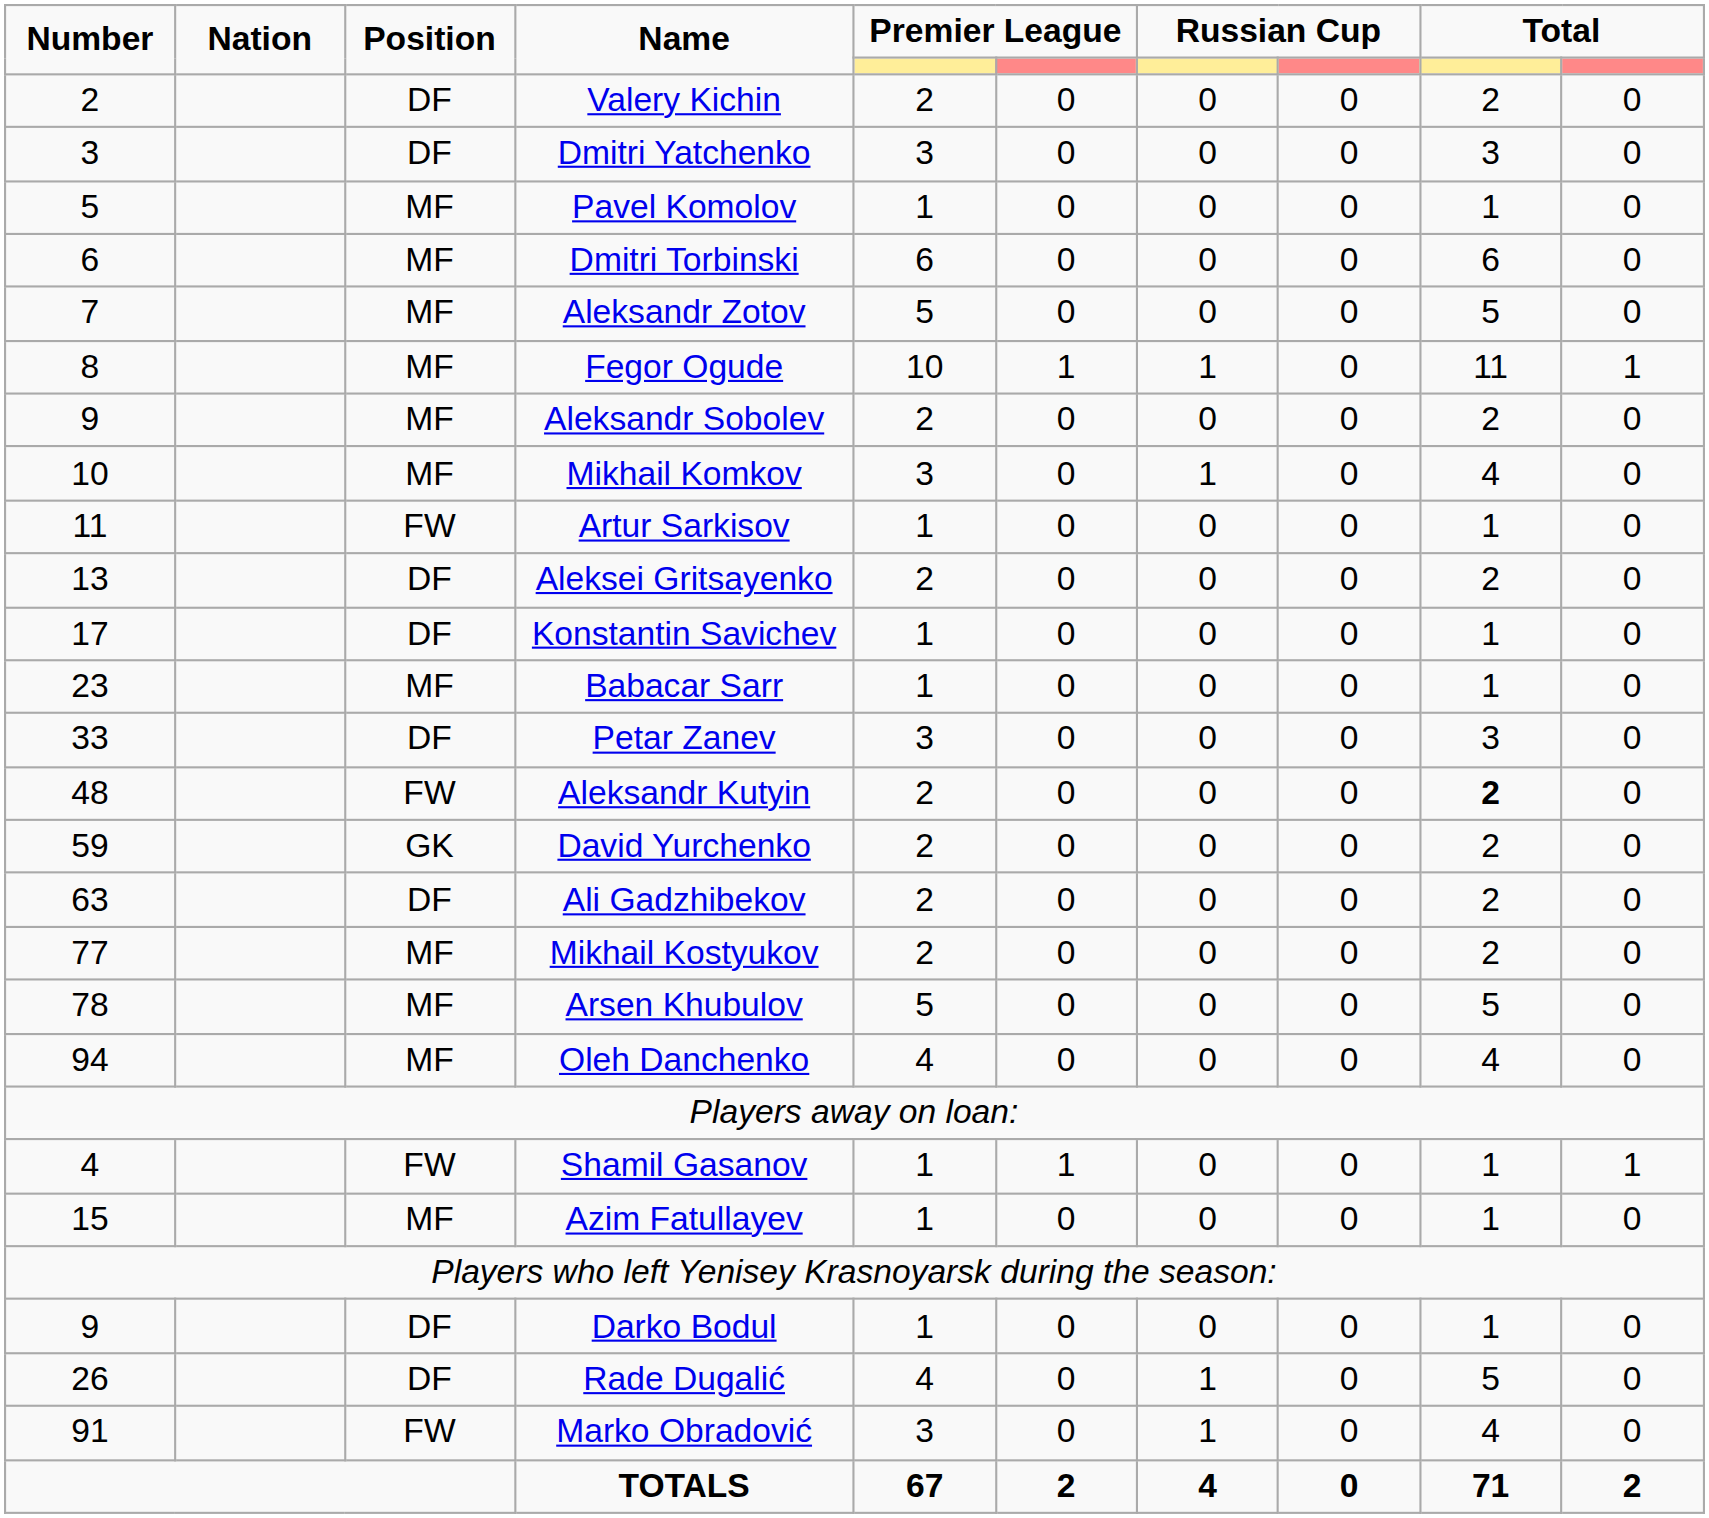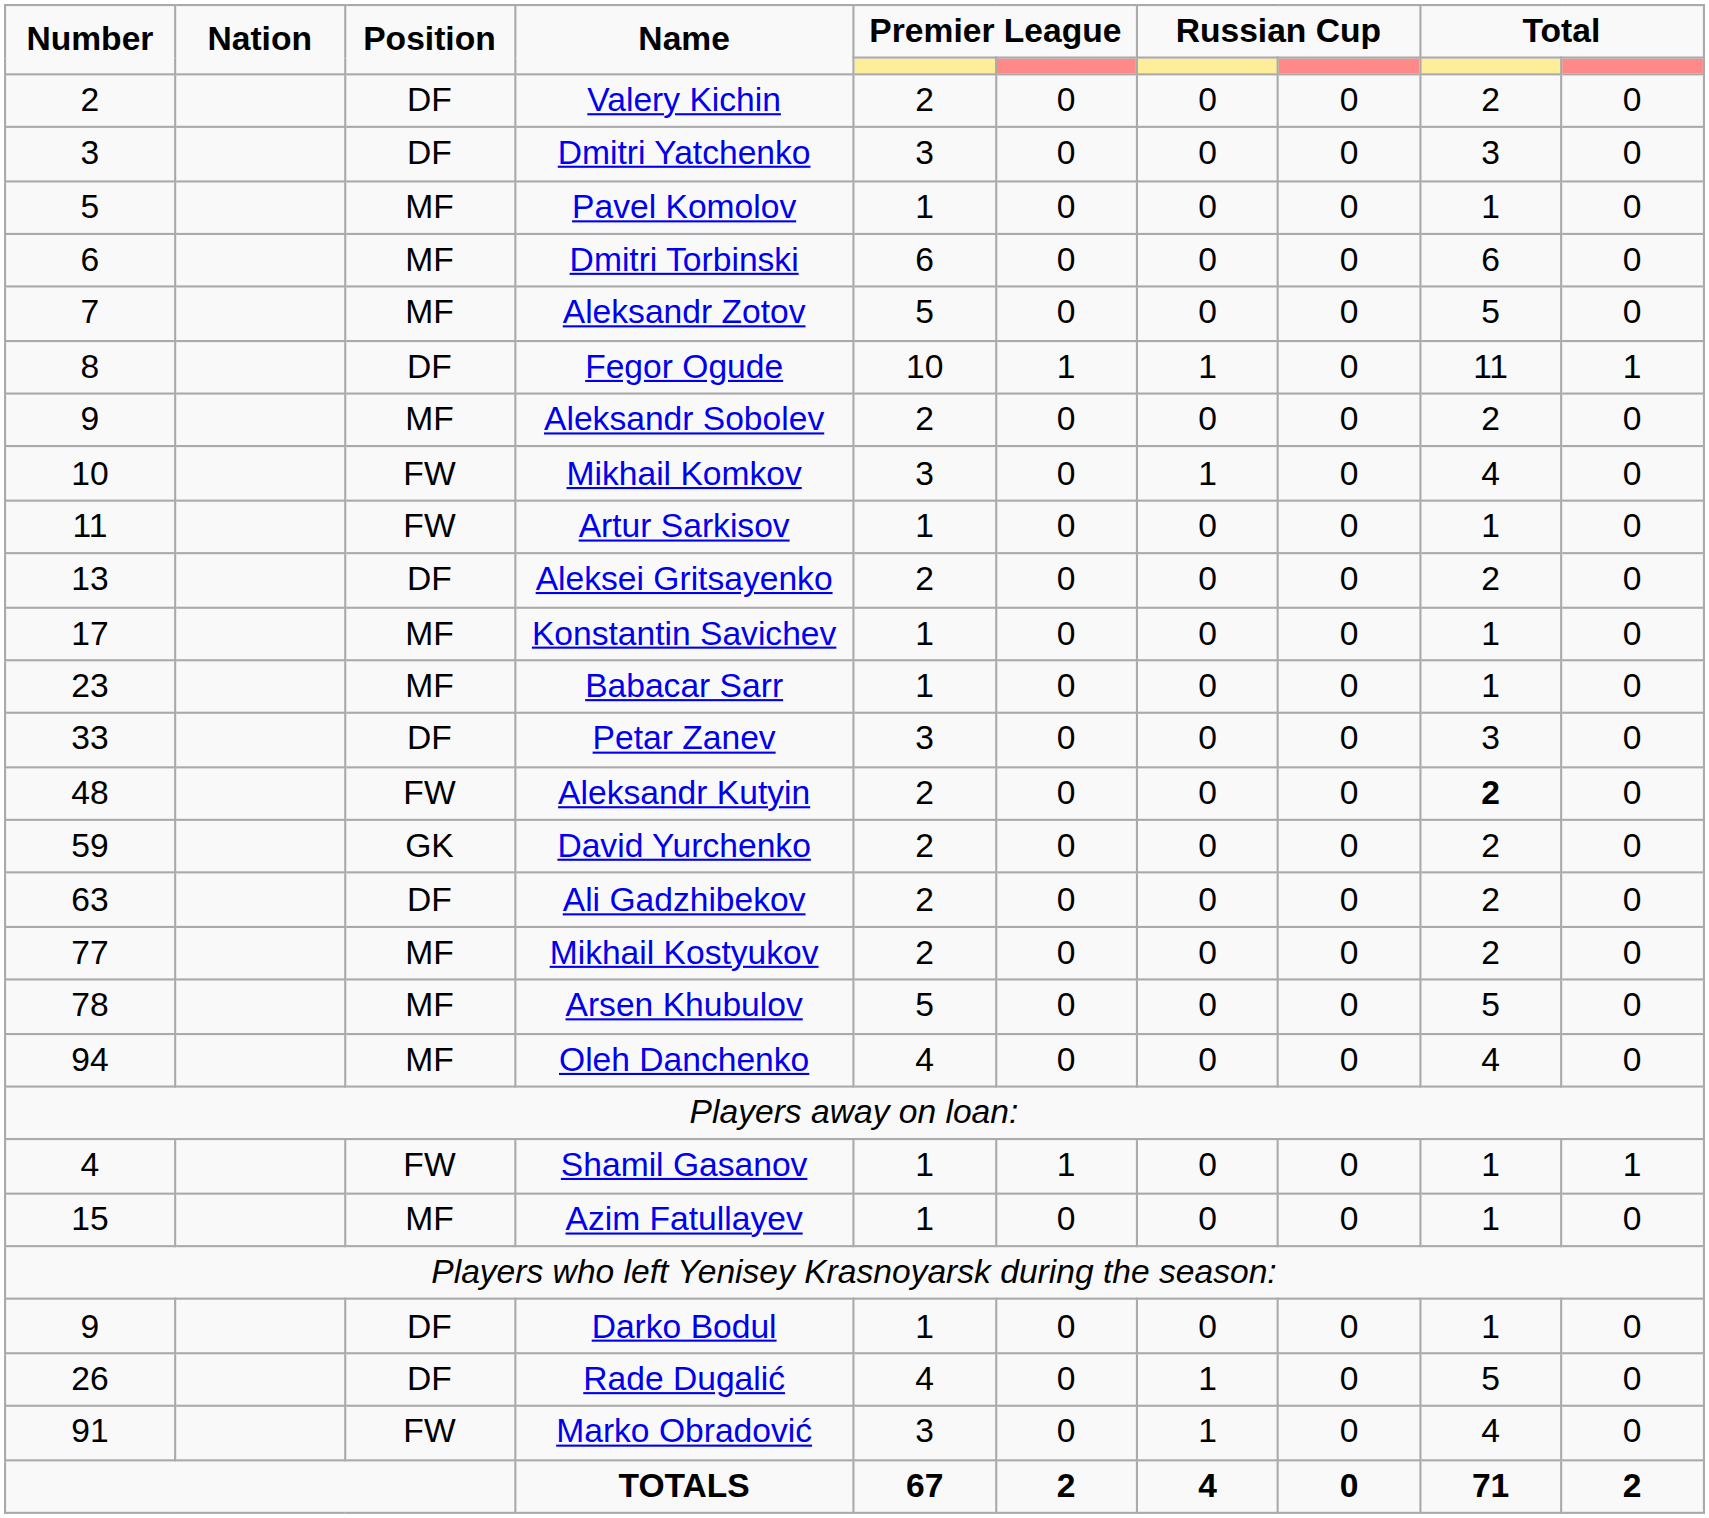(429, 366) MF -> (429, 366) DF
(429, 472) MF -> (429, 472) FW
(429, 632) DF -> (429, 632) MF
